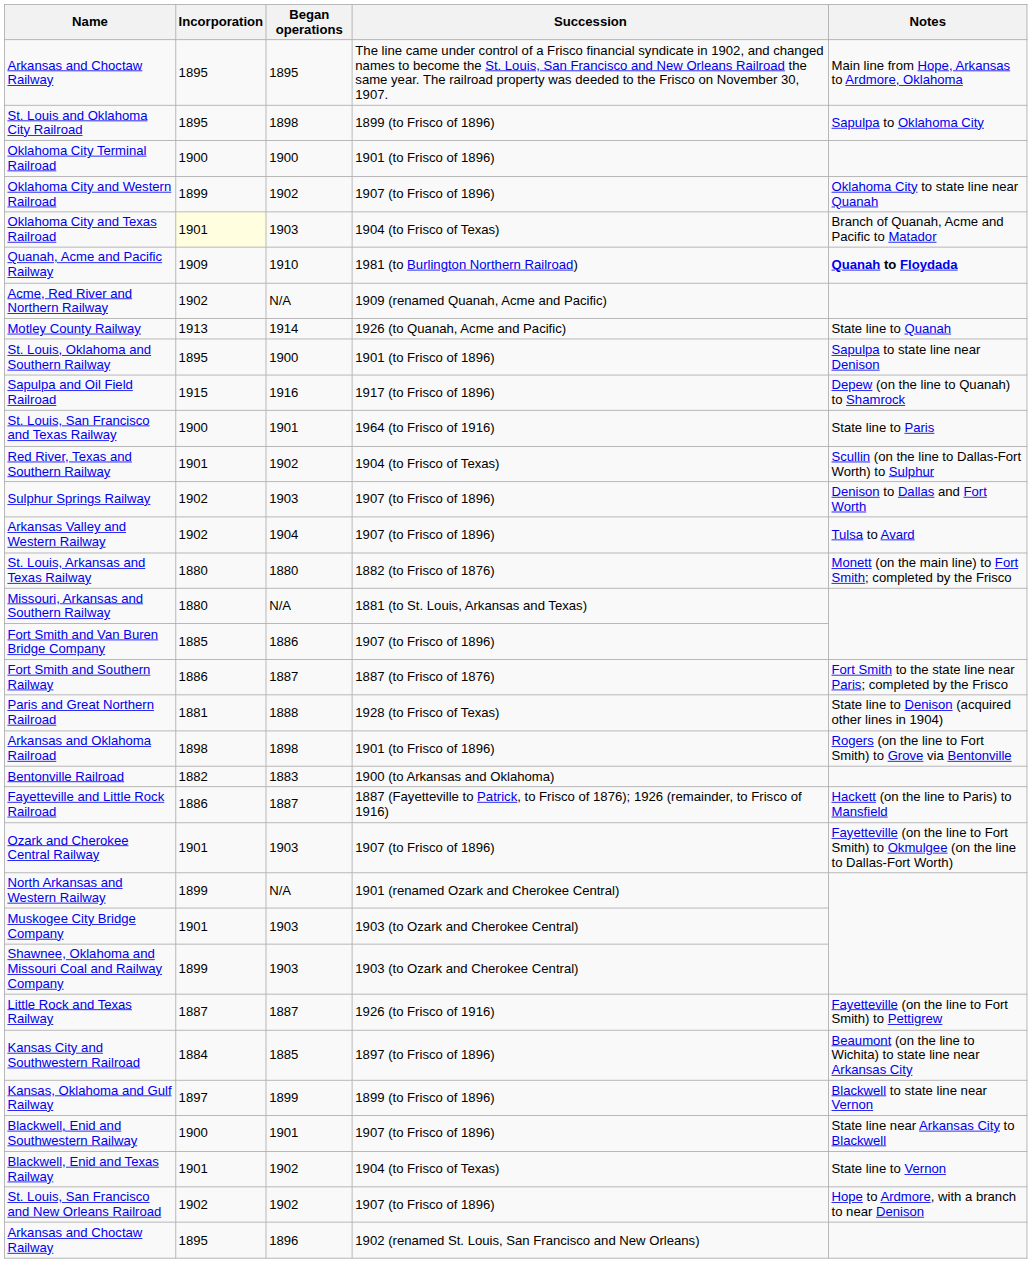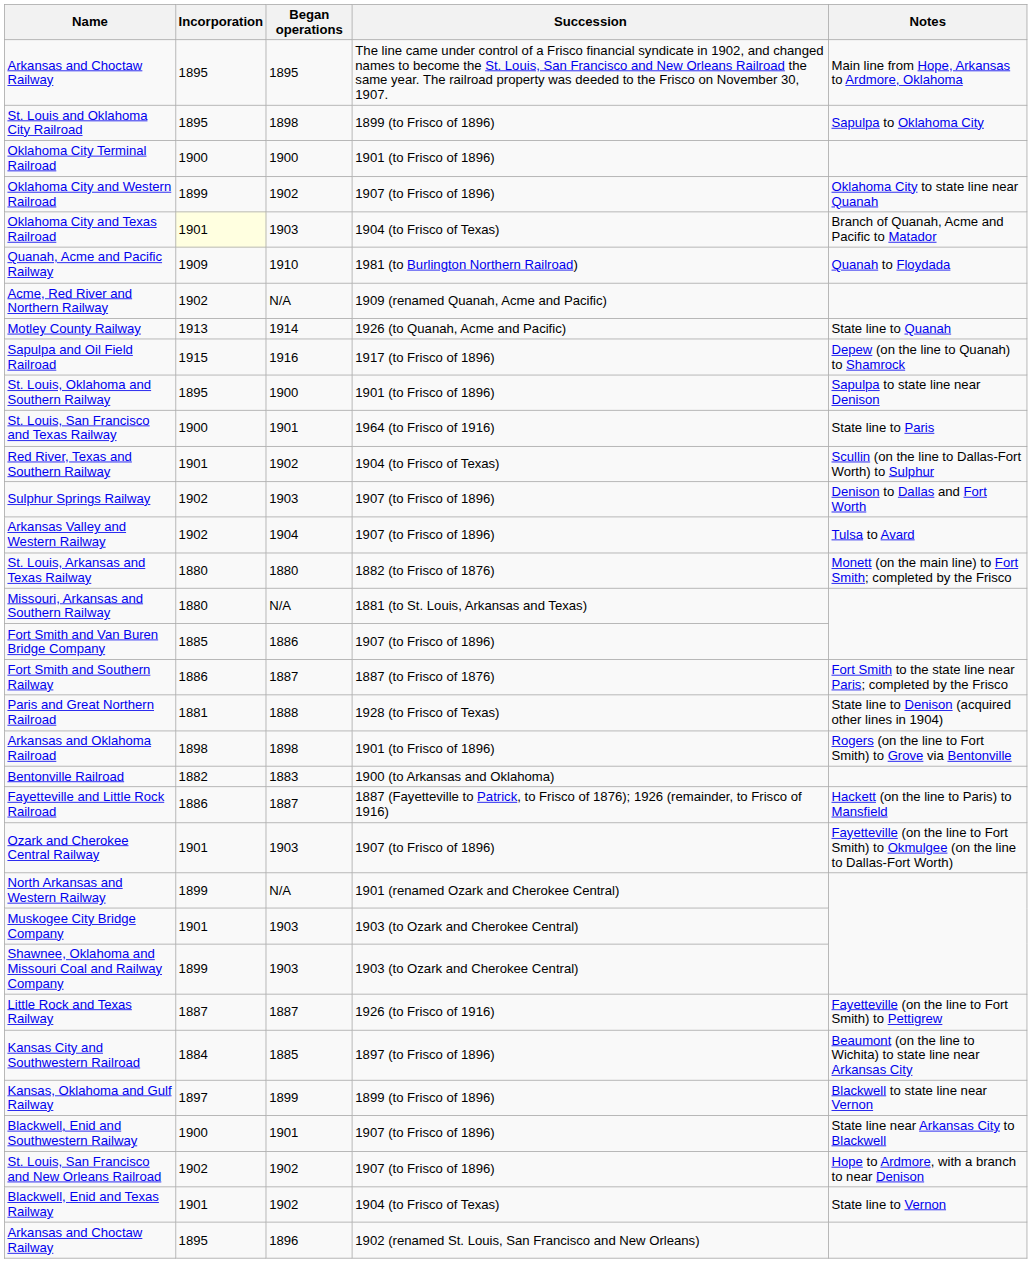(895, 265) bold -> (891, 265) normal
rows swapped: (70, 392) <-> (79, 357)
rows swapped: (83, 1169) <-> (84, 1204)
